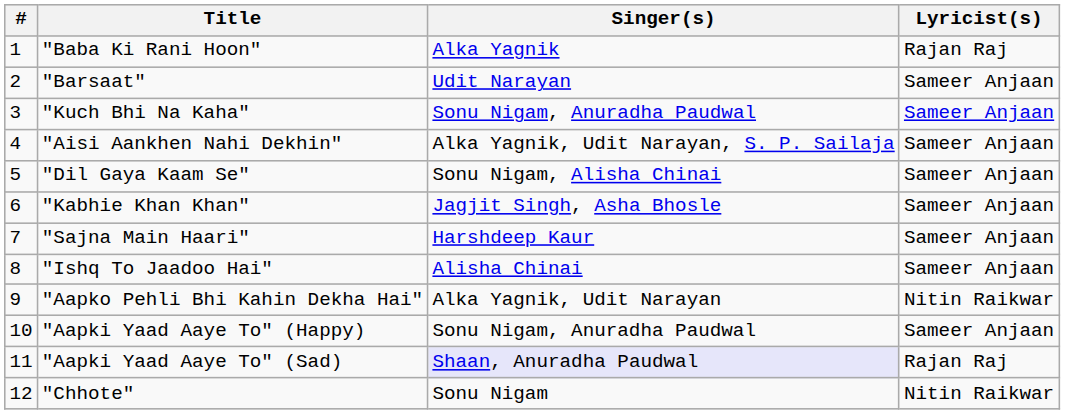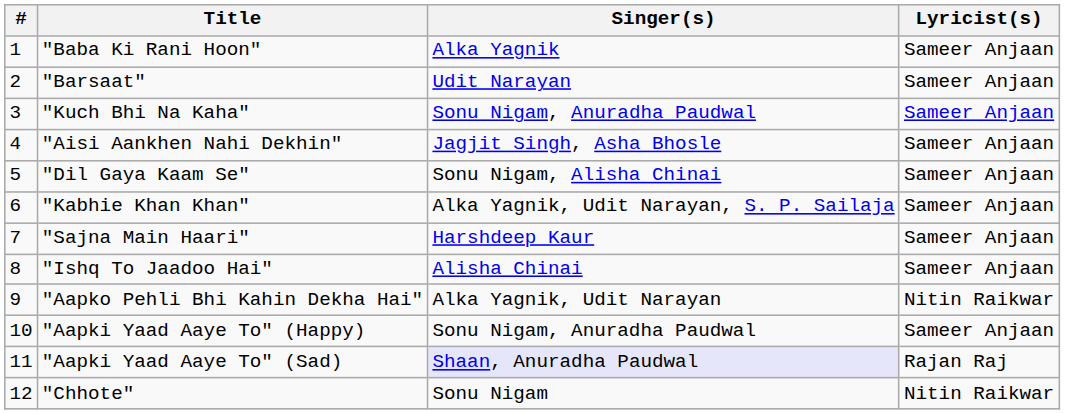(956, 52) Rajan Raj -> (979, 52) Sameer Anjaan
(664, 145) Alka Yagnik, Udit Narayan, S. P. Sailaja -> (577, 145) Jagjit Singh, Asha Bhosle
(577, 207) Jagjit Singh, Asha Bhosle -> (664, 207) Alka Yagnik, Udit Narayan, S. P. Sailaja
